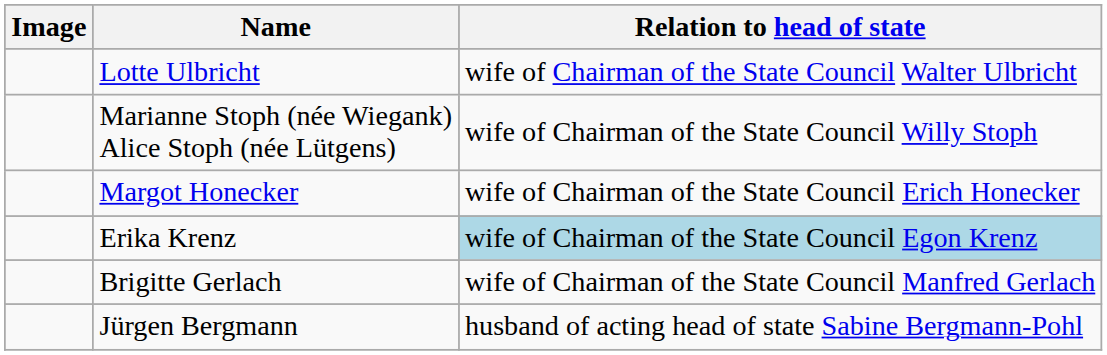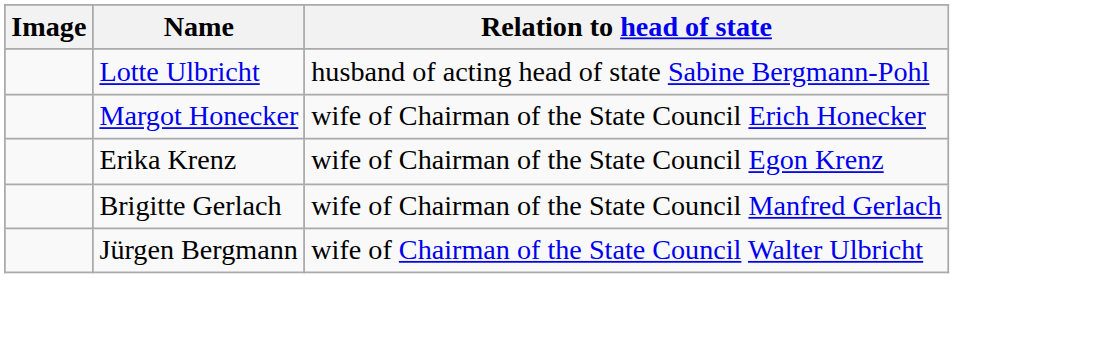(771, 71) wife of Chairman of the State Council Walter Ulbricht -> (620, 71) husband of acting head of state Sabine Bergmann-Pohl
- row: (276, 131)
(751, 237) lightblue background -> (598, 160) no background
(774, 326) husband of acting head of state Sabine Bergmann-Pohl -> (617, 250) wife of Chairman of the State Council Walter Ulbricht
